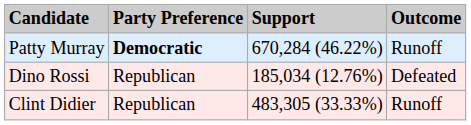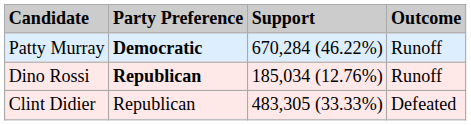(154, 76) normal -> (157, 76) bold
(424, 76) Defeated -> (416, 76) Runoff
(416, 104) Runoff -> (424, 104) Defeated
